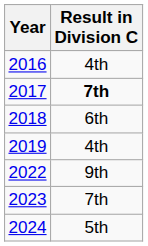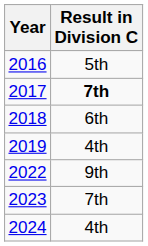(96, 64) 4th -> (96, 64) 5th
(96, 227) 5th -> (96, 227) 4th
